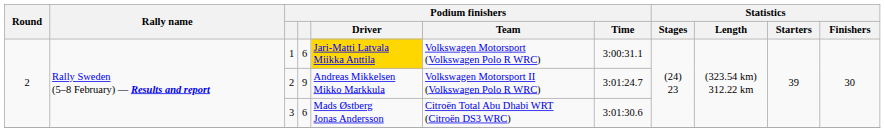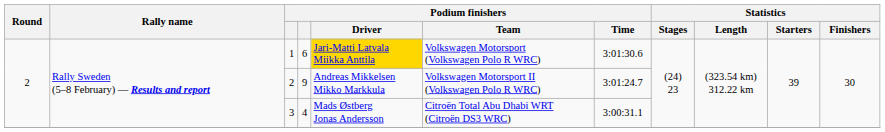(623, 53) 3:00:31.1 -> (623, 53) 3:01:30.6
(305, 112) 6 -> (305, 112) 4
(623, 112) 3:01:30.6 -> (623, 112) 3:00:31.1
